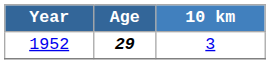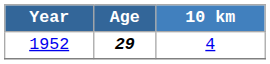(210, 45) 3 -> (210, 45) 4
